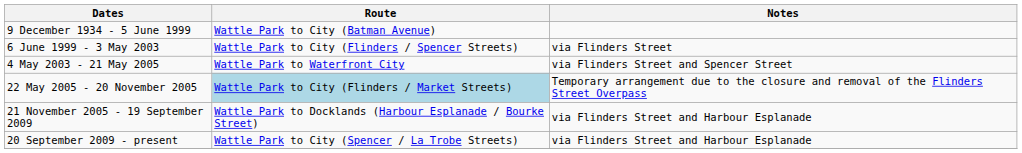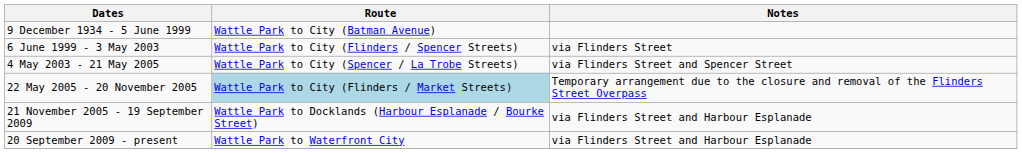(309, 64) Wattle Park to Waterfront City -> (366, 64) Wattle Park to City (Spencer / La Trobe Streets)
(366, 140) Wattle Park to City (Spencer / La Trobe Streets) -> (309, 140) Wattle Park to Waterfront City
